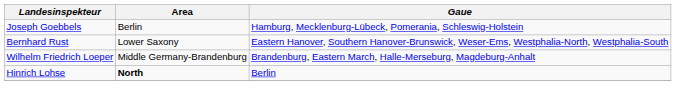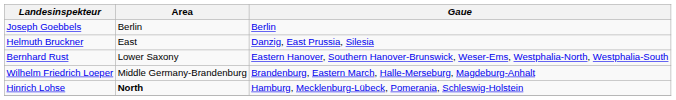(387, 27) Hamburg, Mecklenburg-Lübeck, Pomerania, Schleswig-Holstein -> (263, 27) Berlin
+ row: (45, 42)
(263, 73) Berlin -> (387, 88) Hamburg, Mecklenburg-Lübeck, Pomerania, Schleswig-Holstein
